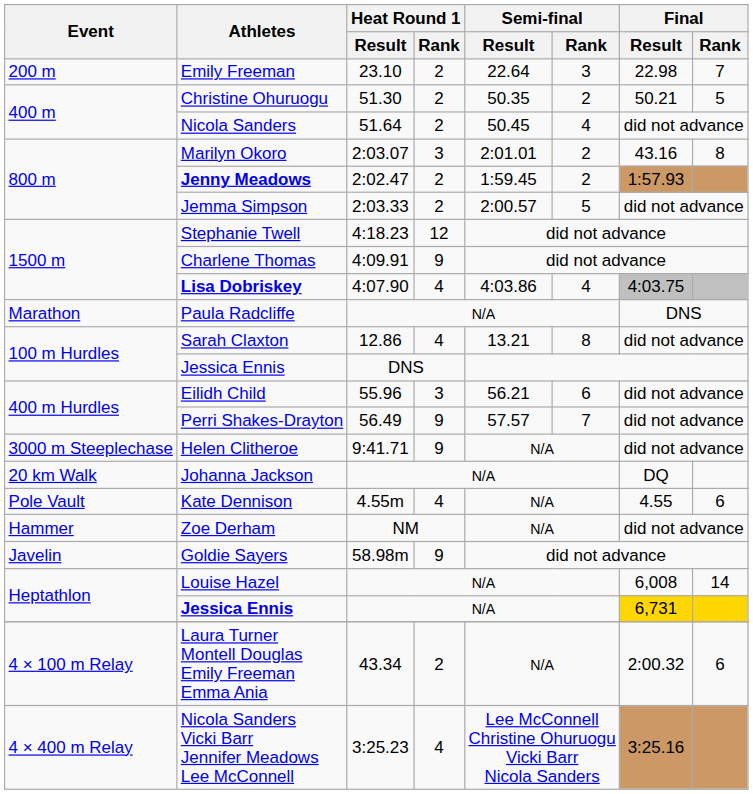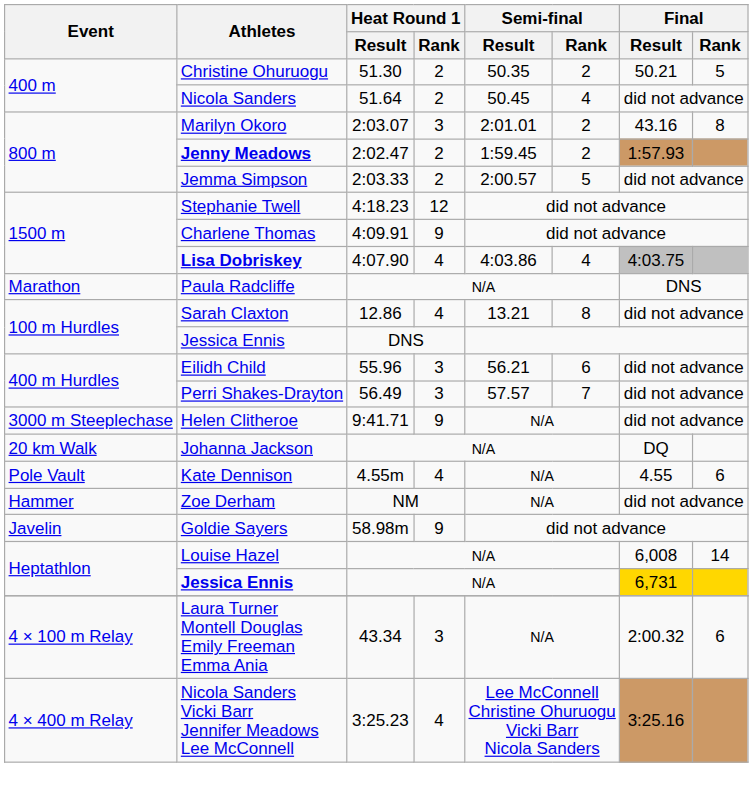- row: (238, 72)
(439, 421) 9 -> (439, 394) 3
(439, 664) 2 -> (439, 637) 3
